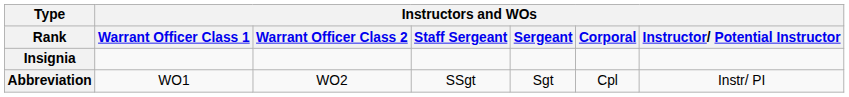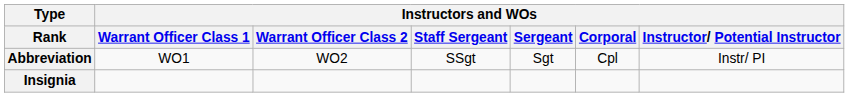rows swapped: (50, 80) <-> (50, 59)
